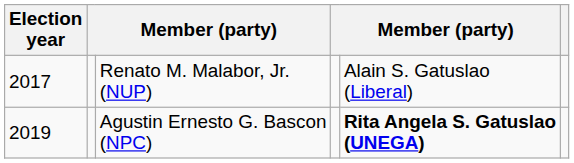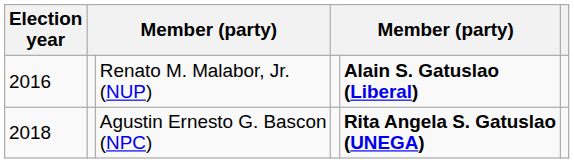(30, 81) 2017 -> (30, 81) 2016
(417, 81) normal -> (422, 81) bold
(30, 132) 2019 -> (30, 132) 2018
